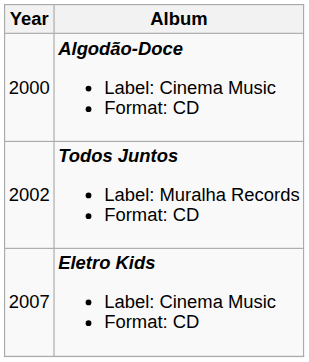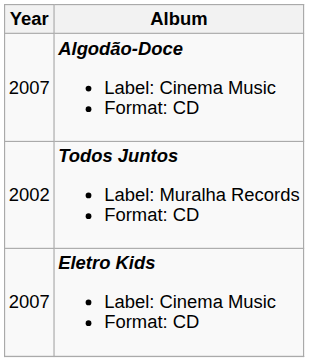(29, 87) 2000 -> (29, 87) 2007
